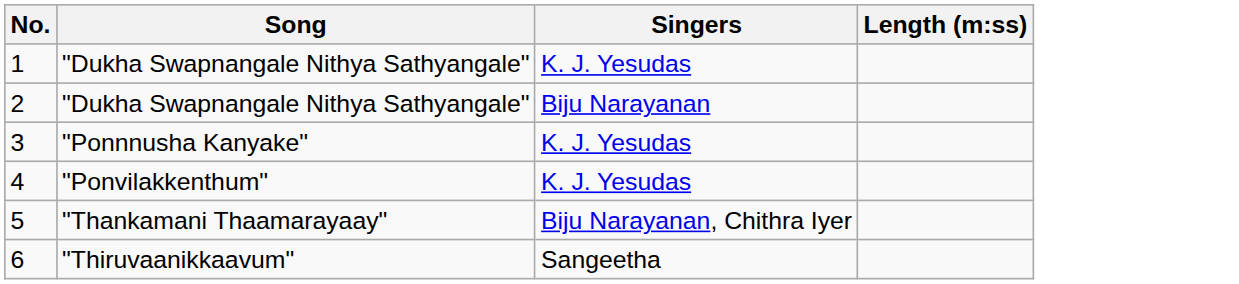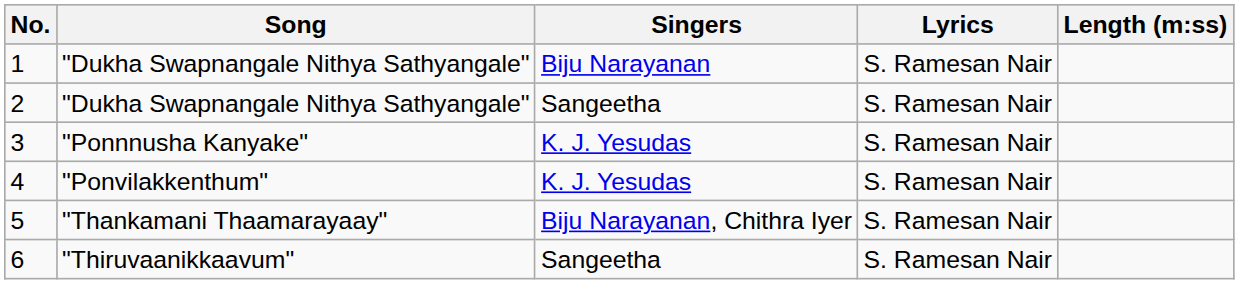+ column: (958, 25)
(616, 64) K. J. Yesudas -> (626, 64) Biju Narayanan
(626, 103) Biju Narayanan -> (601, 103) Sangeetha
